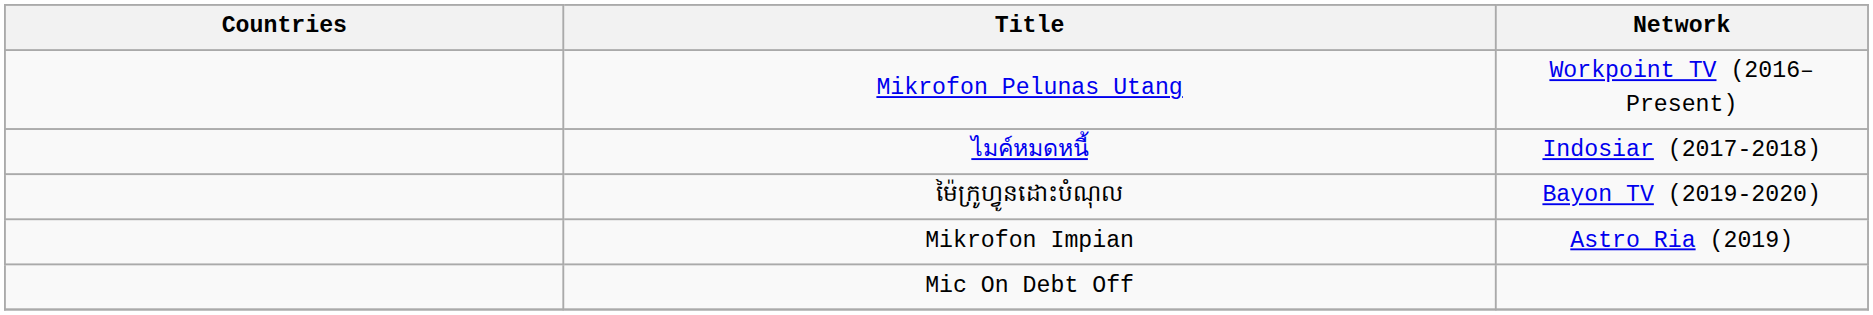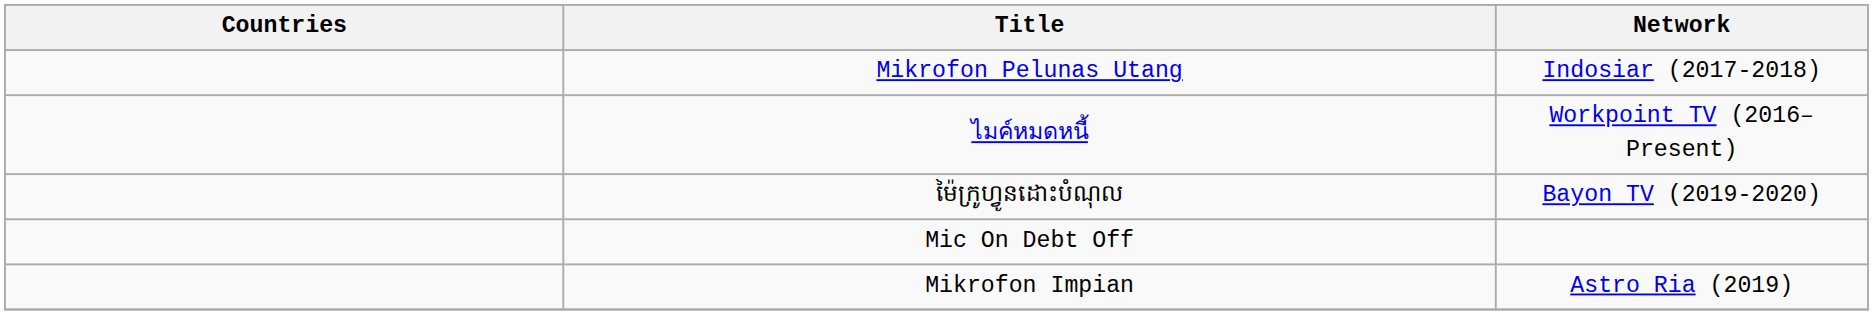(1682, 90) Workpoint TV (2016–Present) -> (1682, 73) Indosiar (2017-2018)
(1682, 152) Indosiar (2017-2018) -> (1682, 135) Workpoint TV (2016–Present)
rows swapped: (1030, 242) <-> (1030, 287)
